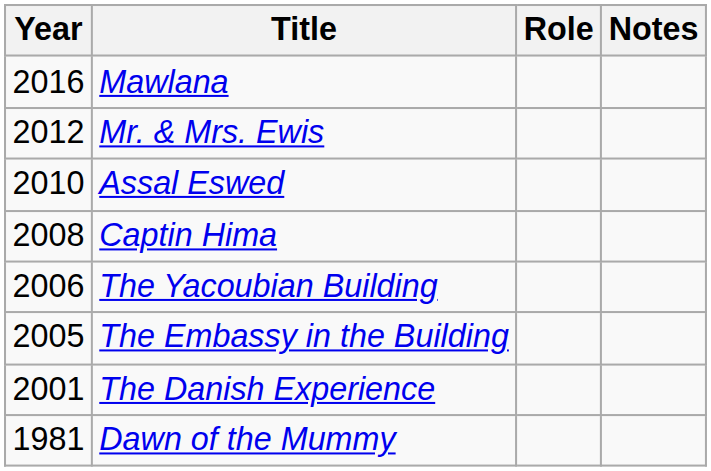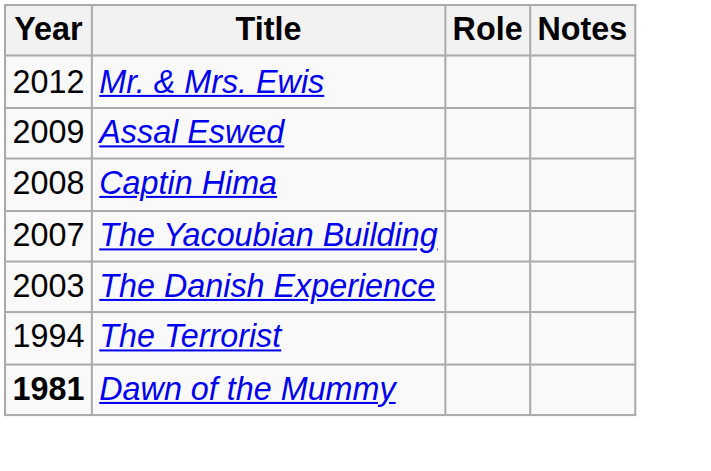- row: (164, 81)
(48, 183) 2010 -> (48, 132) 2009
(48, 286) 2006 -> (48, 235) 2007
- row: (304, 337)
(48, 388) 2001 -> (48, 286) 2003
+ row: (190, 337)
(48, 440) normal -> (48, 388) bold
